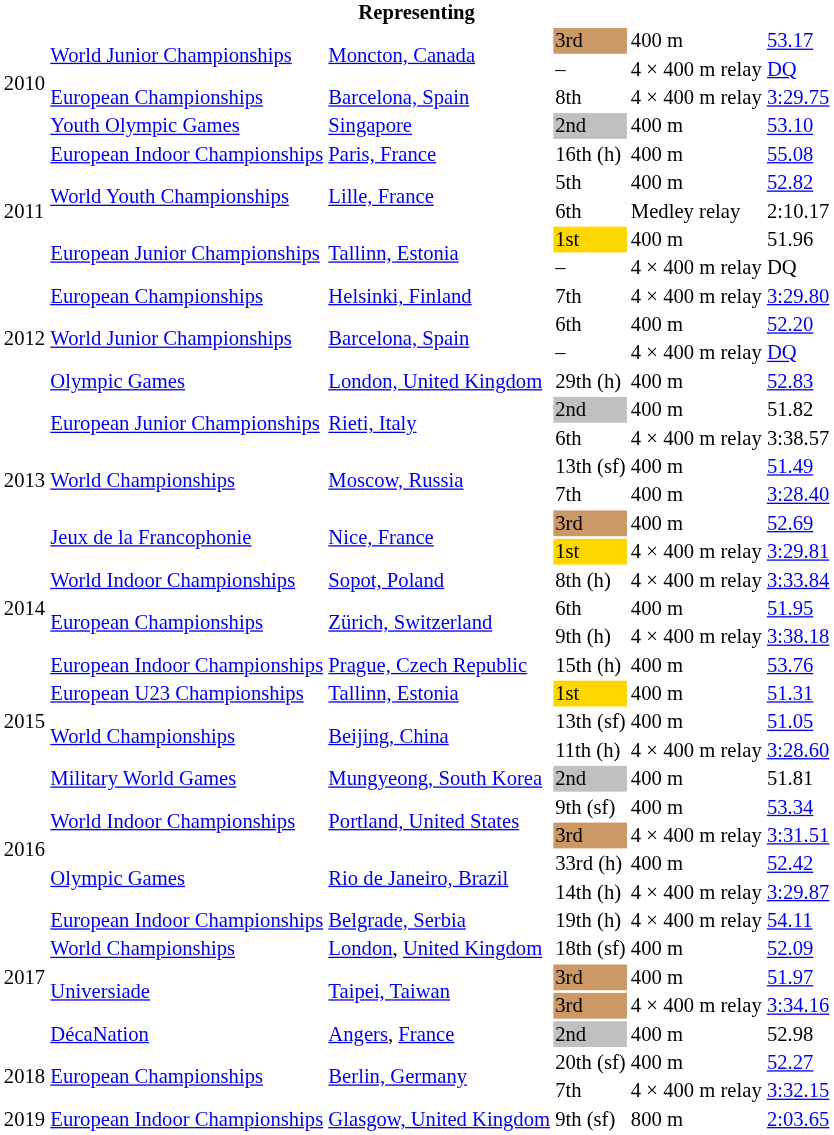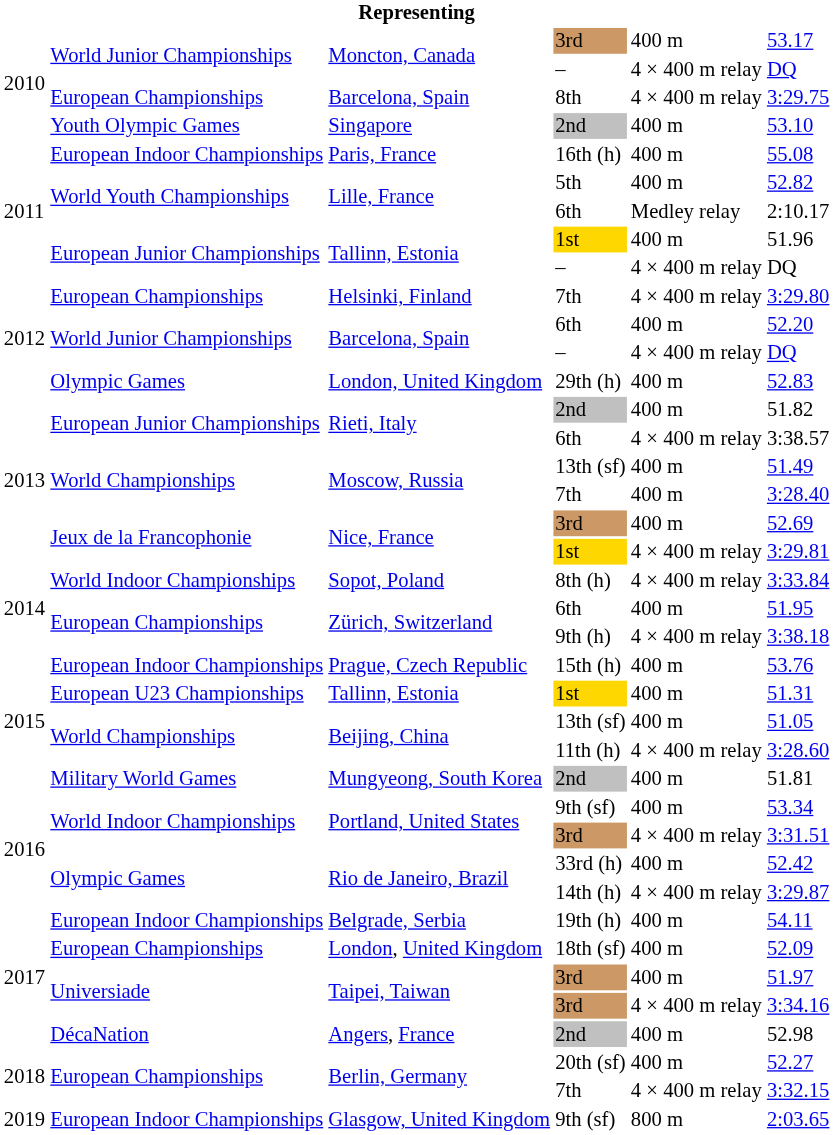(696, 920) 4 × 400 m relay -> (657, 920) 400 m
(143, 948) World Championships -> (157, 948) European Championships
